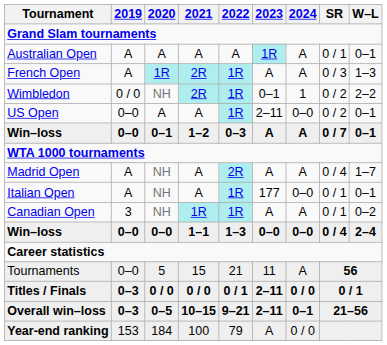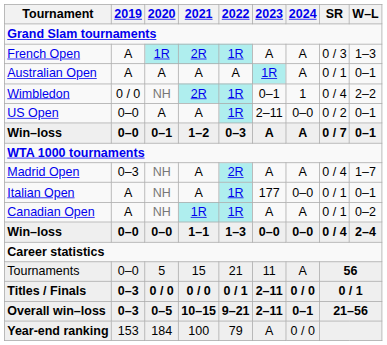rows swapped: (52, 53) <-> (44, 73)
(334, 93) 0 / 2 -> (334, 93) 0 / 4
(128, 172) A -> (128, 172) 0–3
(128, 212) 3 -> (128, 212) A
